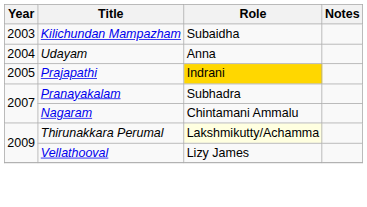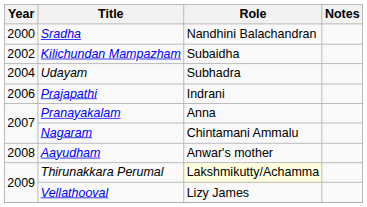+ row: (61, 34)
(21, 34) 2003 -> (21, 53) 2002
(201, 53) Anna -> (214, 73) Subhadra
(21, 73) 2005 -> (21, 93) 2006
(206, 73) gold background -> (206, 93) no background
(214, 93) Subhadra -> (201, 113) Anna
+ row: (71, 152)
